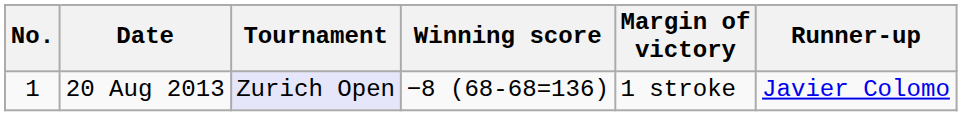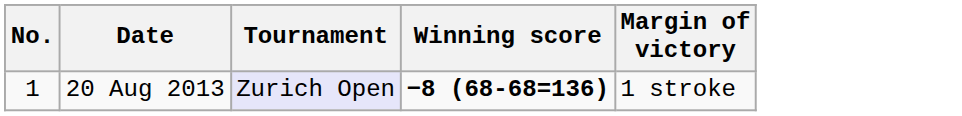- column: (856, 38)
(508, 91) normal -> (508, 91) bold
